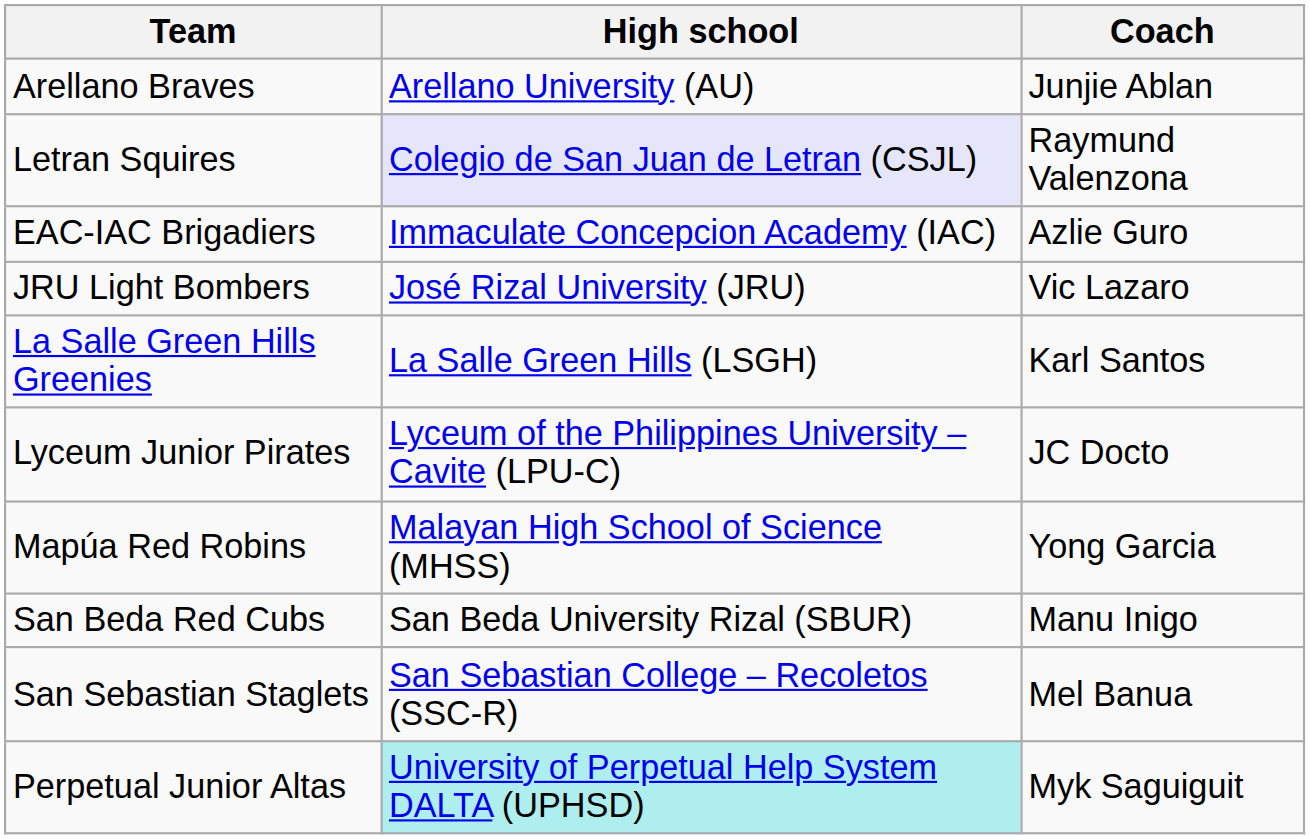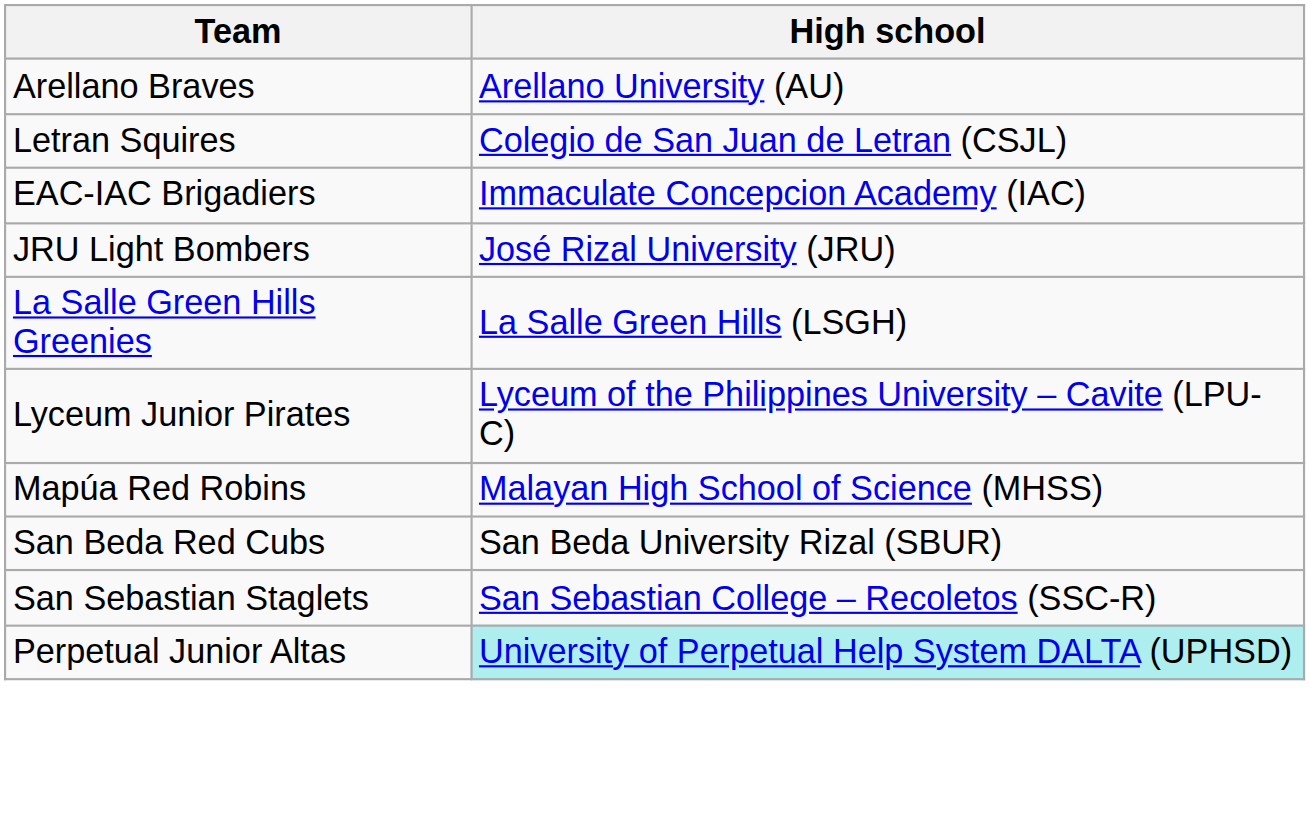- column: (1162, 31)
(683, 159) lavender background -> (773, 140) no background
